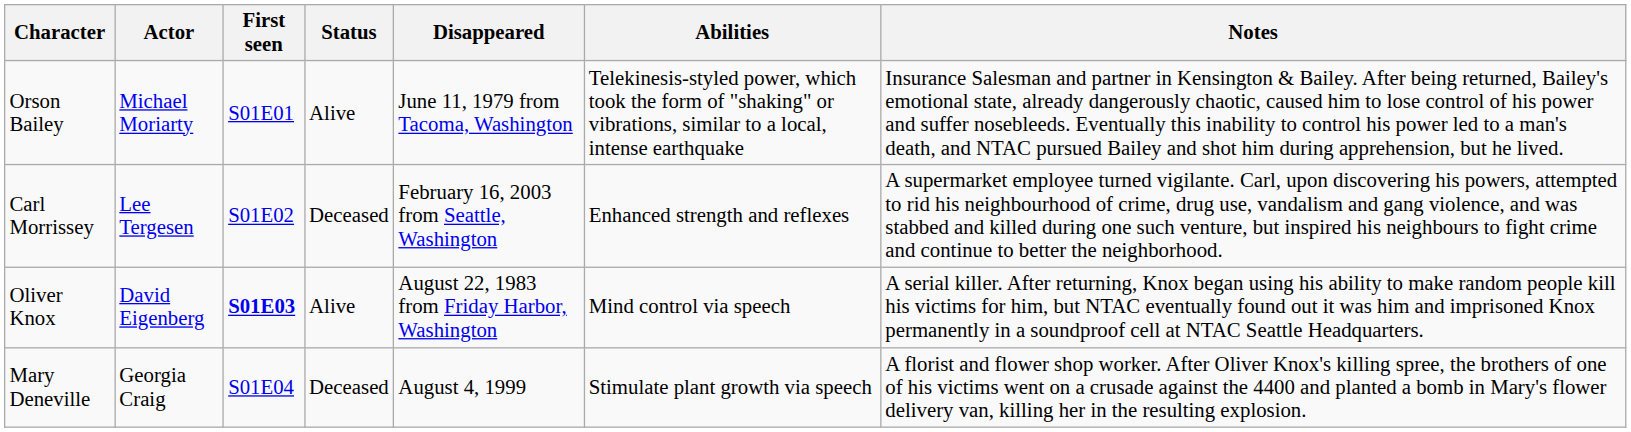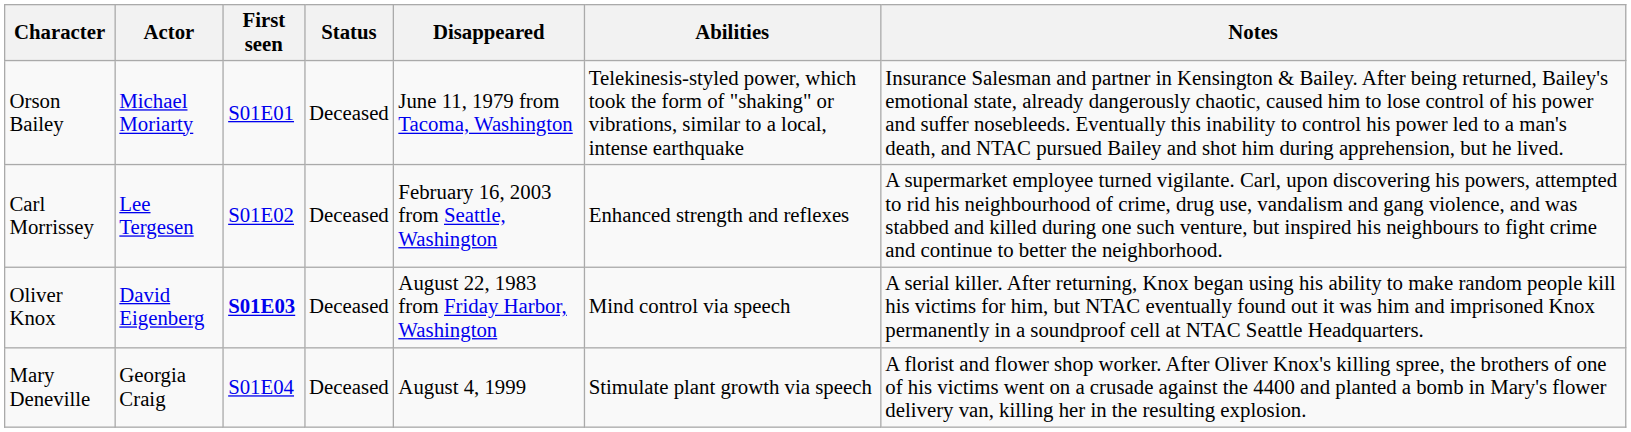(332, 112) Alive -> (349, 112) Deceased
(332, 307) Alive -> (349, 307) Deceased
